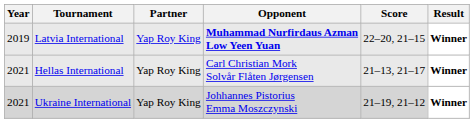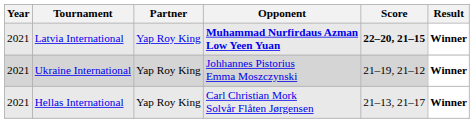(18, 39) 2019 -> (18, 39) 2021
(394, 39) normal -> (394, 39) bold
rows swapped: (79, 71) <-> (83, 102)
